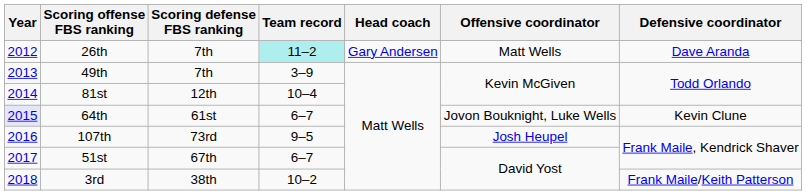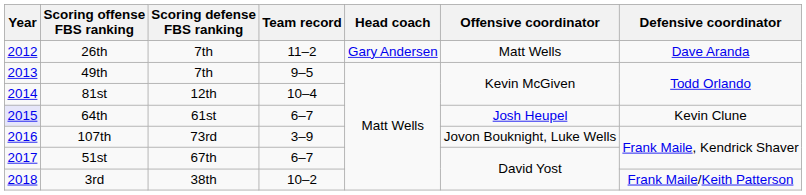(302, 51) paleturquoise background -> (302, 51) no background
(302, 72) 3–9 -> (302, 72) 9–5
(530, 115) Jovon Bouknight, Luke Wells -> (530, 115) Josh Heupel
(302, 136) 9–5 -> (302, 136) 3–9
(530, 136) Josh Heupel -> (530, 136) Jovon Bouknight, Luke Wells
